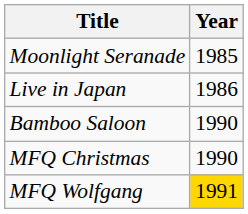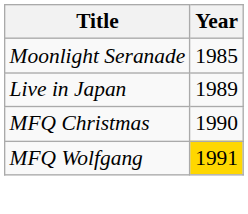(217, 89) 1986 -> (217, 89) 1989
- row: (78, 123)
